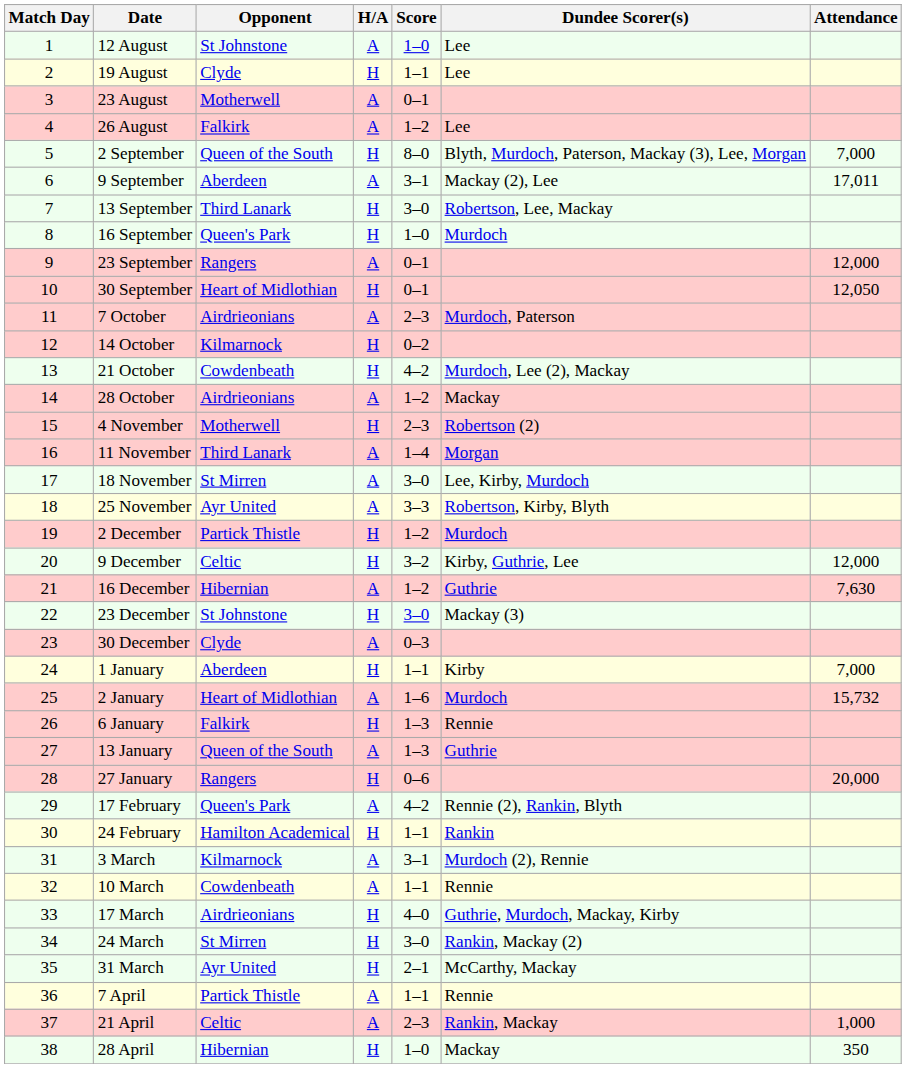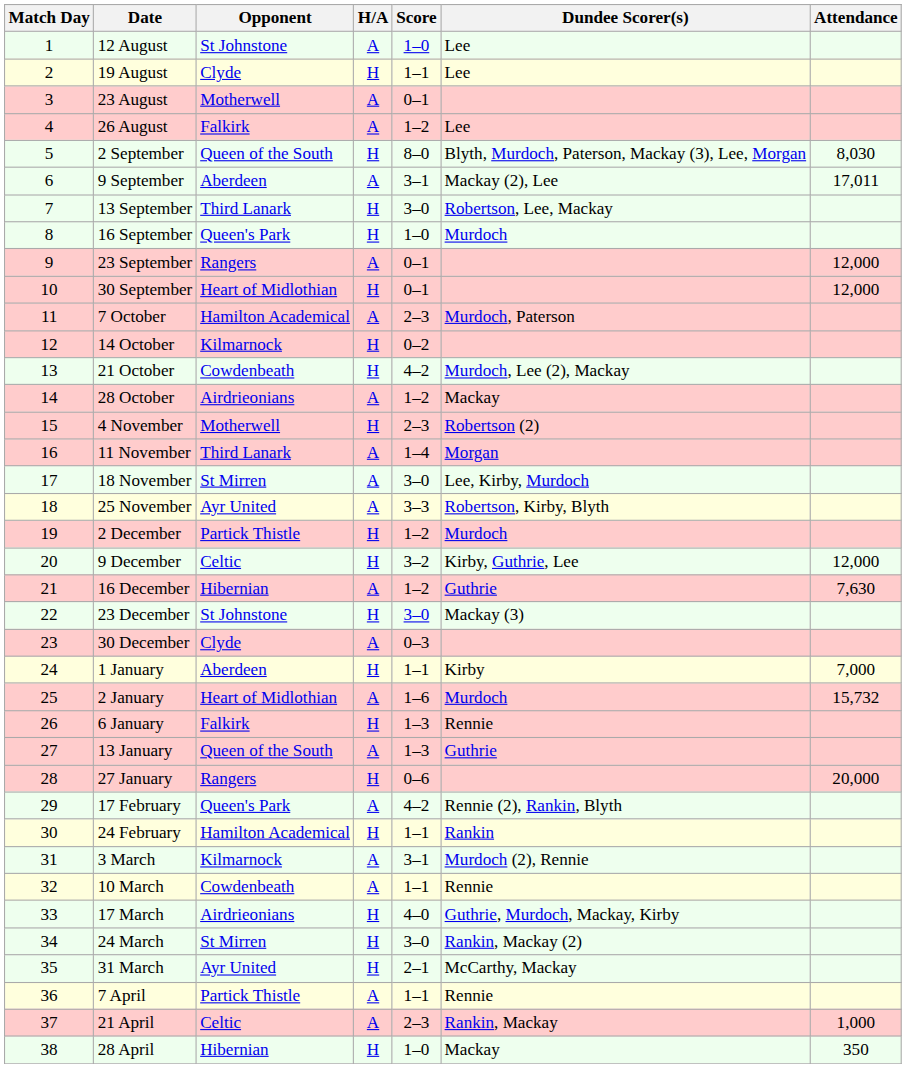(856, 153) 7,000 -> (856, 153) 8,030
(856, 289) 12,050 -> (856, 289) 12,000
(247, 316) Airdrieonians -> (275, 316) Hamilton Academical
